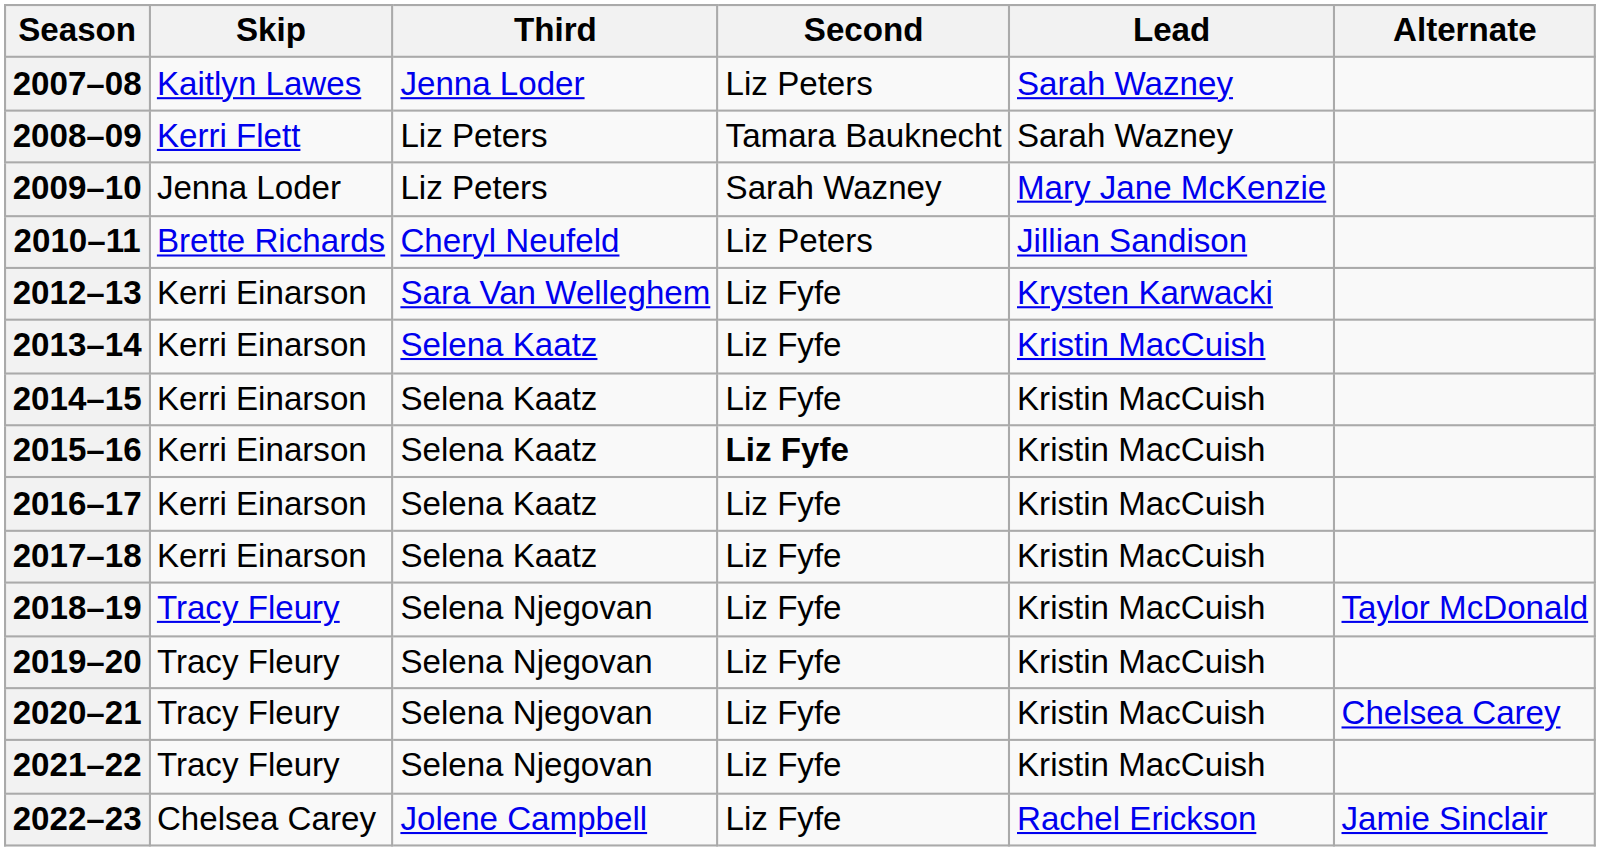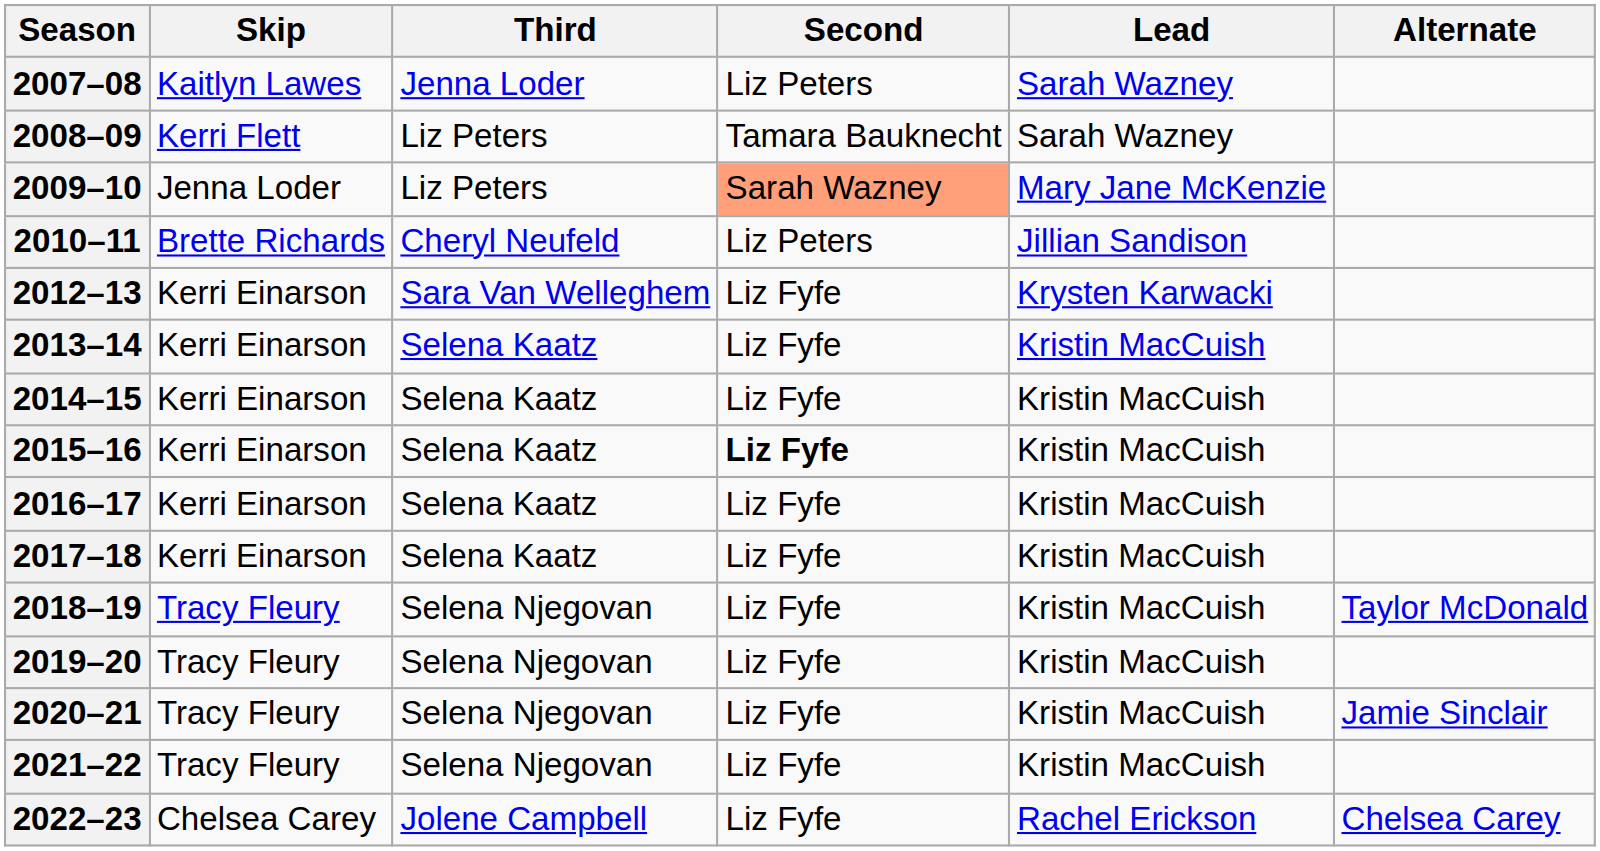(834, 188) no background -> (834, 188) lightsalmon background
(1451, 713) Chelsea Carey -> (1445, 713) Jamie Sinclair
(1445, 818) Jamie Sinclair -> (1451, 818) Chelsea Carey
